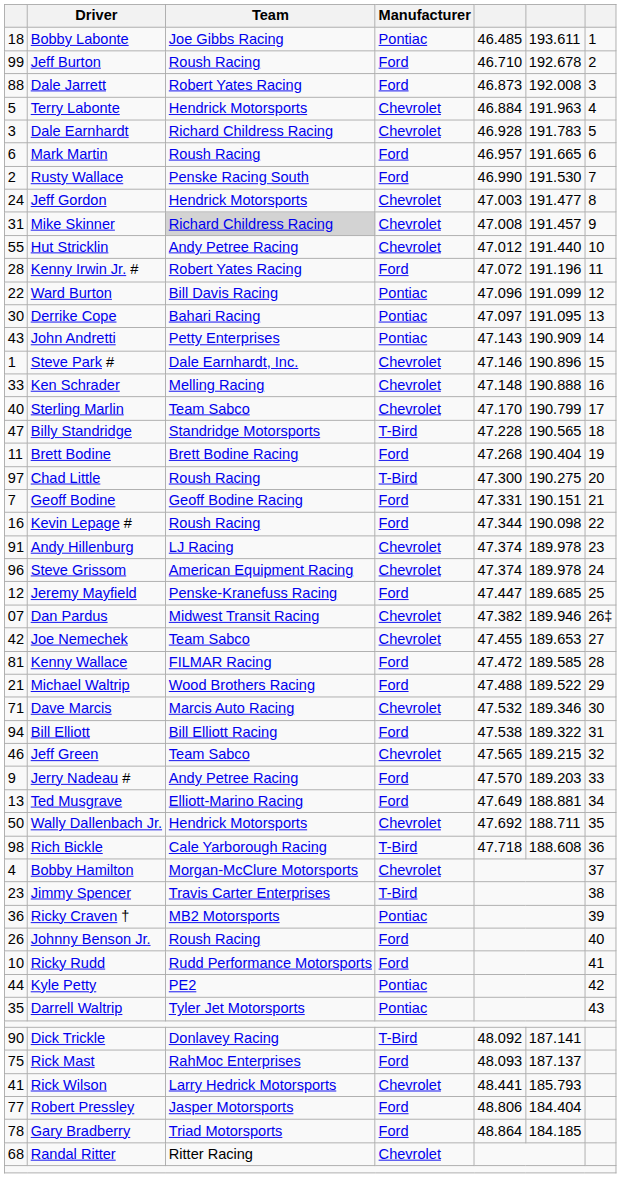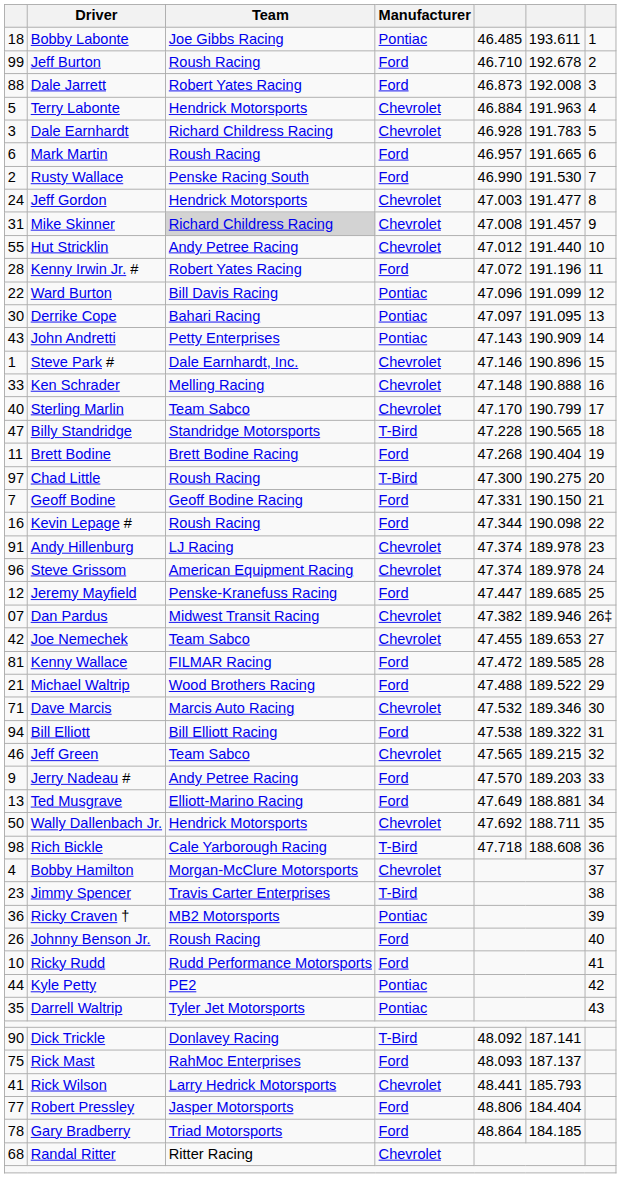(555, 500) 190.151 -> (555, 500) 190.150
